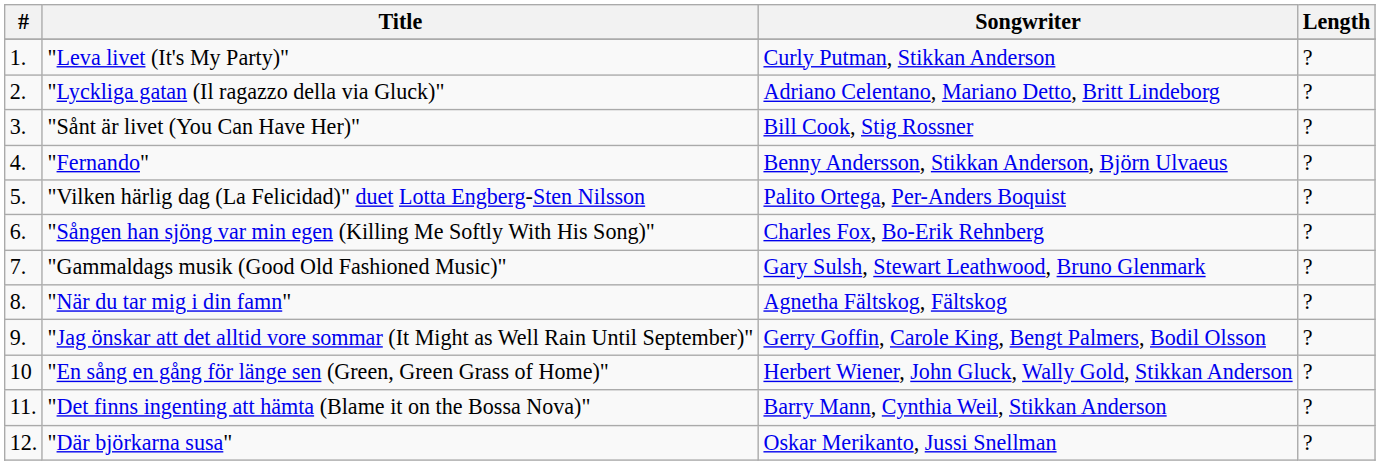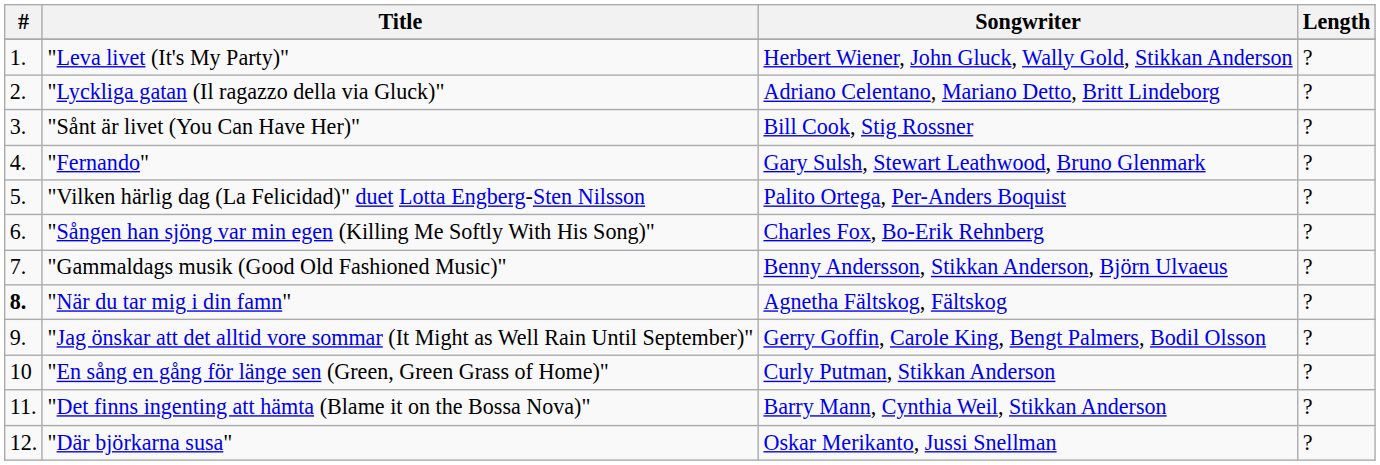(909, 57) Curly Putman, Stikkan Anderson -> (1028, 57) Herbert Wiener, John Gluck, Wally Gold, Stikkan Anderson
(996, 162) Benny Andersson, Stikkan Anderson, Björn Ulvaeus -> (985, 162) Gary Sulsh, Stewart Leathwood, Bruno Glenmark
(985, 267) Gary Sulsh, Stewart Leathwood, Bruno Glenmark -> (996, 267) Benny Andersson, Stikkan Anderson, Björn Ulvaeus
(18, 302) normal -> (18, 302) bold
(1028, 372) Herbert Wiener, John Gluck, Wally Gold, Stikkan Anderson -> (909, 372) Curly Putman, Stikkan Anderson
